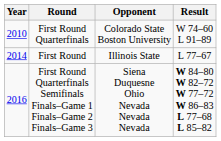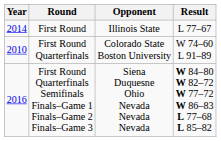rows swapped: (62, 34) <-> (62, 55)
